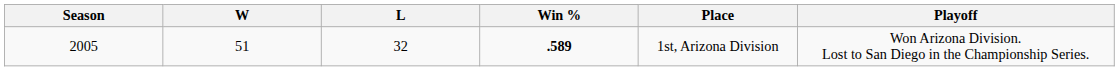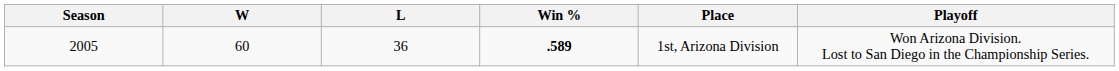(242, 46) 51 -> (242, 46) 60
(401, 46) 32 -> (401, 46) 36
